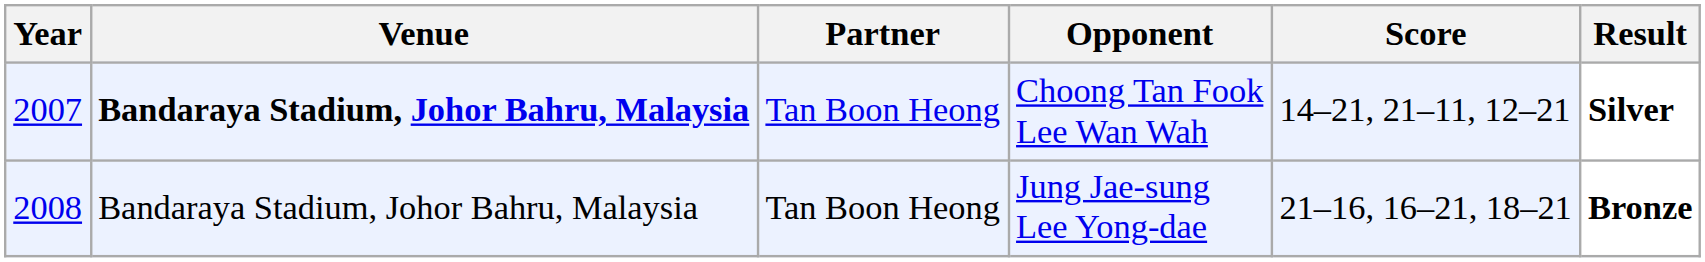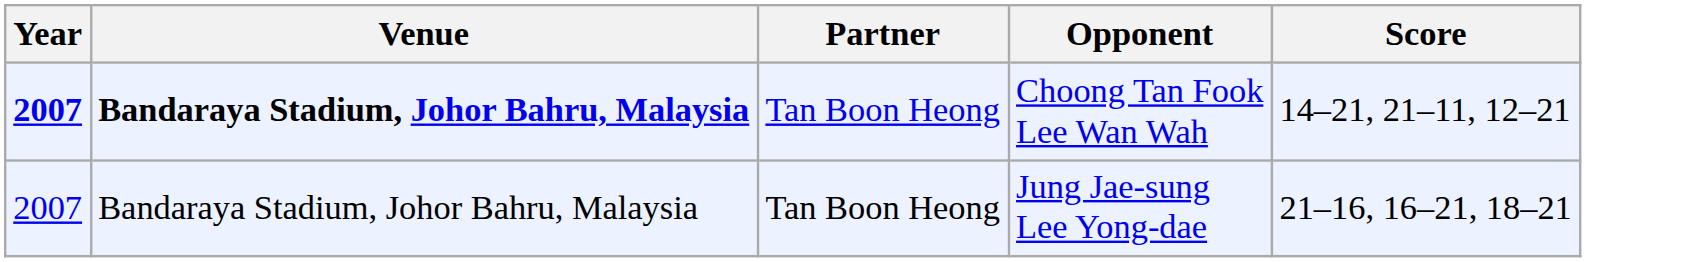- column: (1640, 33)
(48, 110) normal -> (48, 110) bold
(48, 207) 2008 -> (48, 207) 2007
